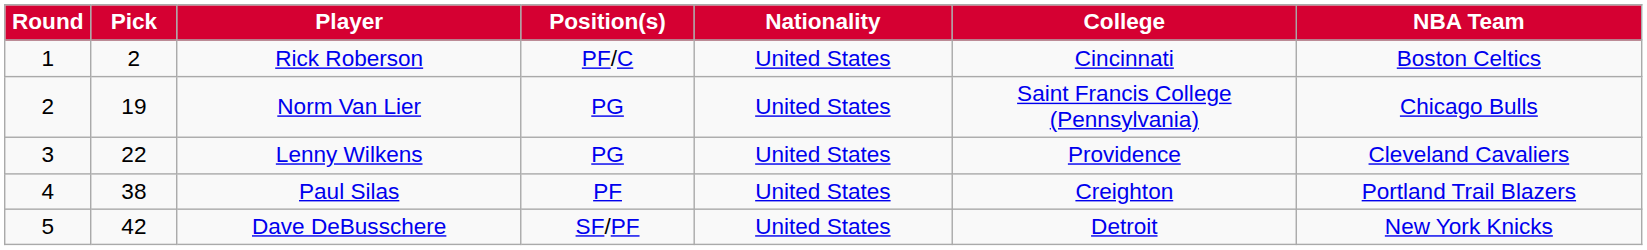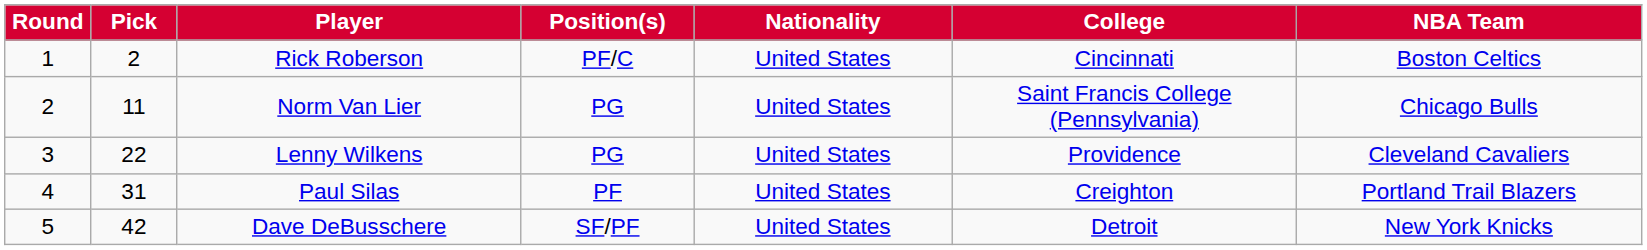(134, 106) 19 -> (134, 106) 11
(134, 190) 38 -> (134, 190) 31
